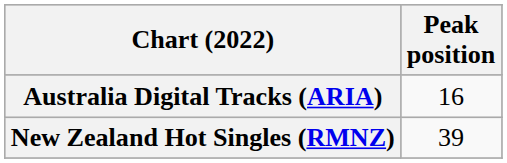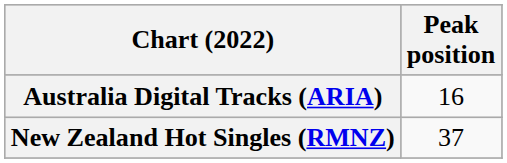(451, 137) 39 -> (451, 137) 37
